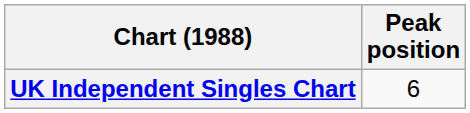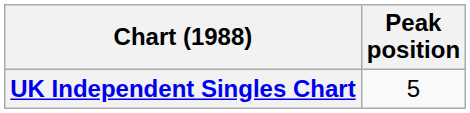(413, 88) 6 -> (413, 88) 5
